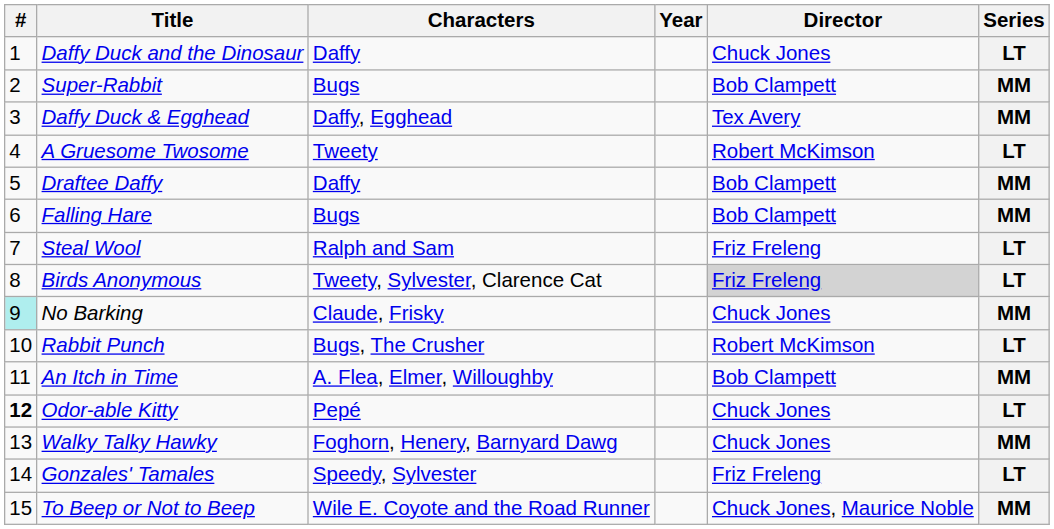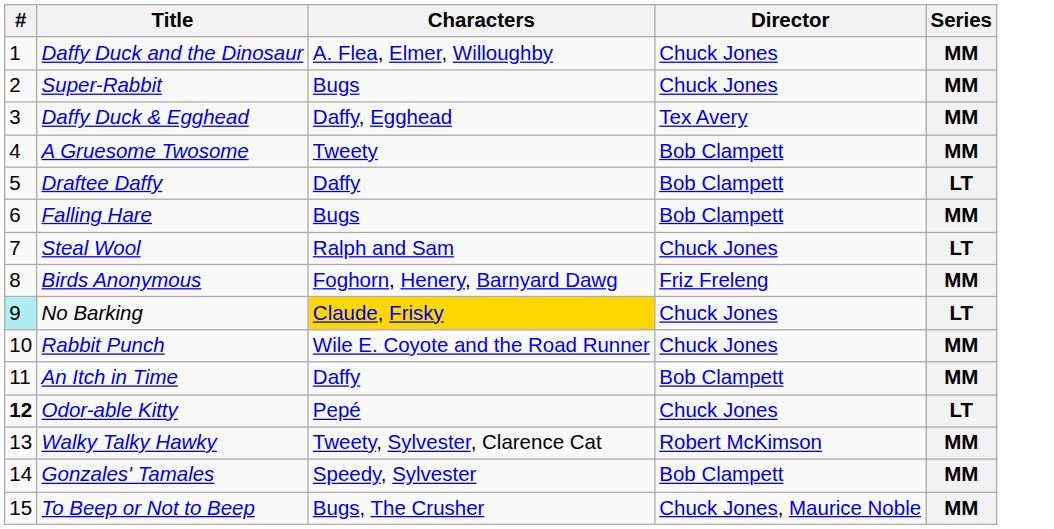- column: (681, 20)
(337, 53) Daffy -> (433, 53) A. Flea, Elmer, Willoughby
(1014, 53) LT -> (961, 53) MM
(774, 85) Bob Clampett -> (718, 85) Chuck Jones
(793, 150) Robert McKimson -> (721, 150) Bob Clampett
(1014, 150) LT -> (961, 150) MM
(1014, 183) MM -> (961, 183) LT
(767, 248) Friz Freleng -> (718, 248) Chuck Jones
(457, 280) Tweety, Sylvester, Clarence Cat -> (465, 280) Foghorn, Henery, Barnyard Dawg
(767, 280) lightgrey background -> (714, 280) no background
(1014, 280) LT -> (961, 280) MM
(378, 313) no background -> (378, 313) gold background
(1014, 313) MM -> (961, 313) LT
(399, 345) Bugs, The Crusher -> (481, 345) Wile E. Coyote and the Road Runner
(793, 345) Robert McKimson -> (718, 345) Chuck Jones
(1014, 345) LT -> (961, 345) MM
(433, 378) A. Flea, Elmer, Willoughby -> (337, 378) Daffy
(465, 442) Foghorn, Henery, Barnyard Dawg -> (457, 442) Tweety, Sylvester, Clarence Cat
(771, 442) Chuck Jones -> (741, 442) Robert McKimson
(767, 475) Friz Freleng -> (721, 475) Bob Clampett
(1014, 475) LT -> (961, 475) MM
(481, 507) Wile E. Coyote and the Road Runner -> (399, 507) Bugs, The Crusher
